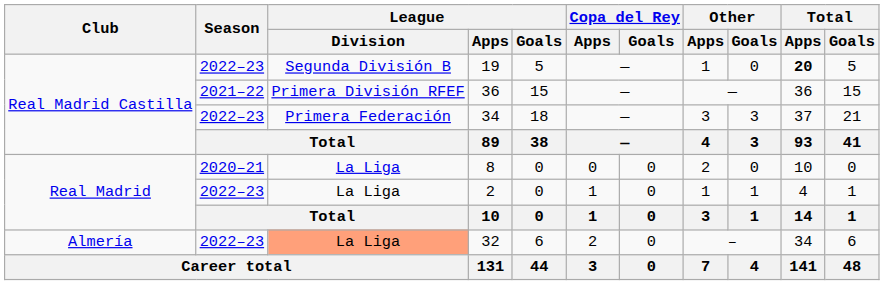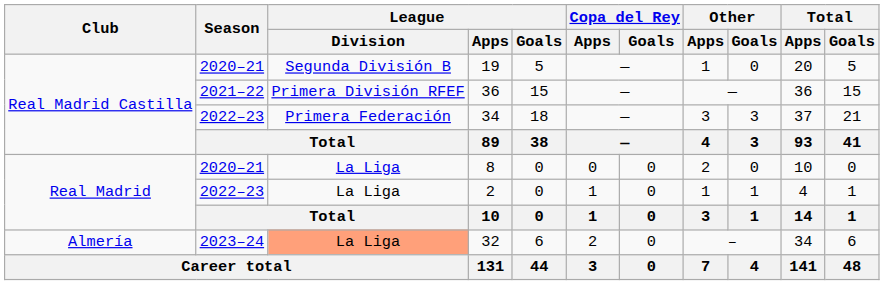(232, 67) 2022–23 -> (232, 67) 2020–21
(803, 67) bold -> (803, 67) normal
(232, 242) 2022–23 -> (232, 242) 2023–24
